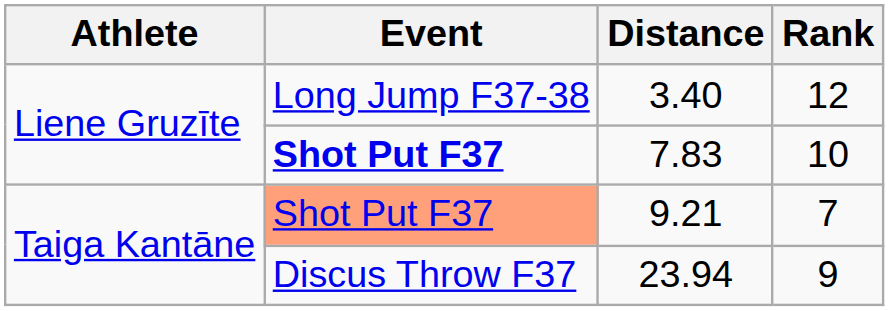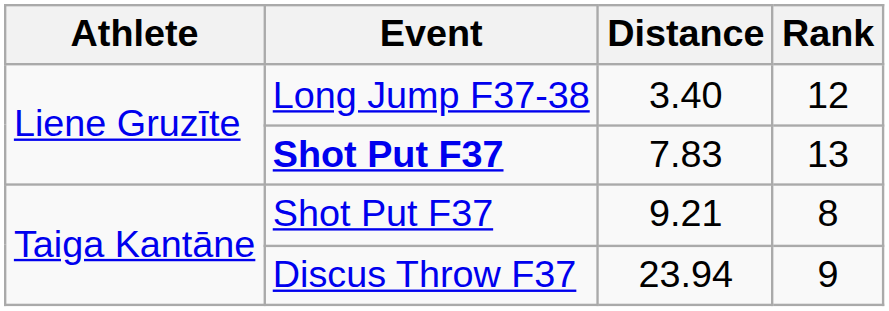(828, 154) 10 -> (828, 154) 13
(383, 214) lightsalmon background -> (383, 214) no background
(828, 214) 7 -> (828, 214) 8
